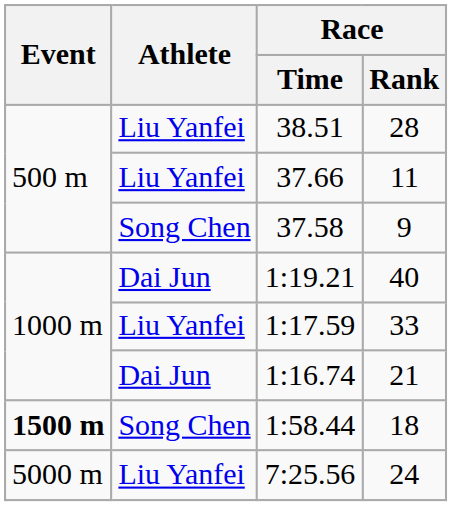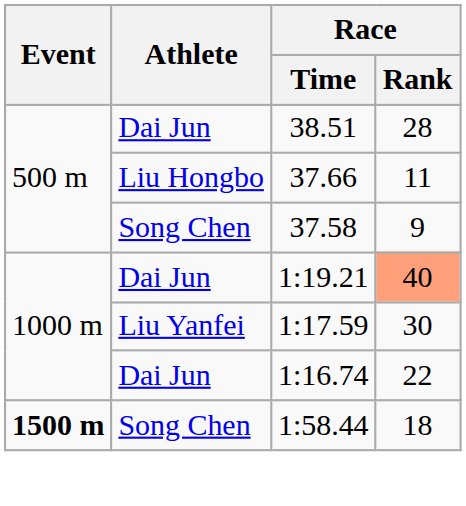(182, 128) Liu Yanfei -> (165, 128) Dai Jun
(182, 177) Liu Yanfei -> (191, 177) Liu Hongbo
(404, 276) no background -> (418, 276) lightsalmon background
(404, 325) 33 -> (418, 325) 30
(404, 375) 21 -> (418, 375) 22
- row: (310, 474)
